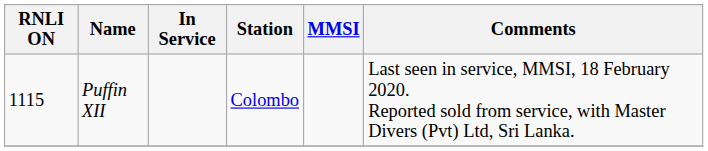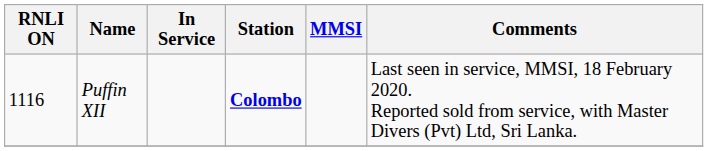(27, 100) 1115 -> (27, 100) 1116
(265, 100) normal -> (266, 100) bold
